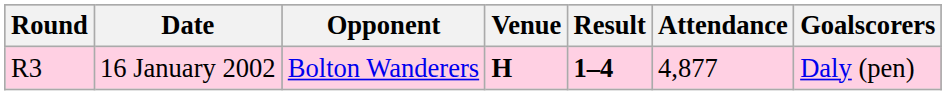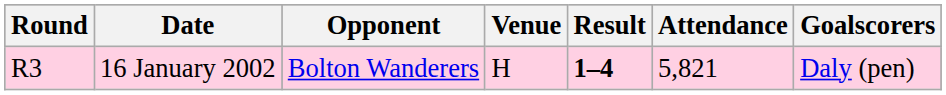(502, 67) bold -> (501, 67) normal
(688, 67) 4,877 -> (688, 67) 5,821
